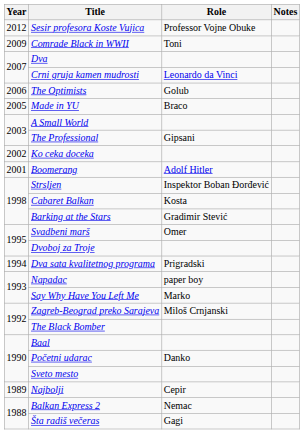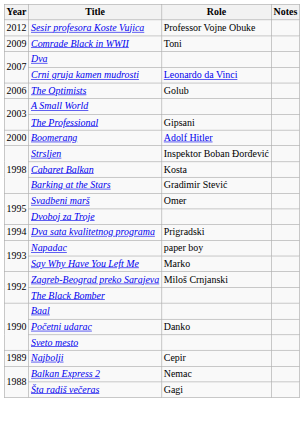- row: (55, 106)
- row: (62, 153)
(17, 169) 2001 -> (17, 138) 2000
